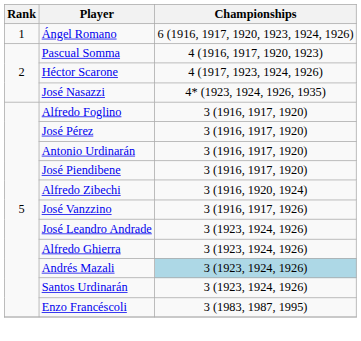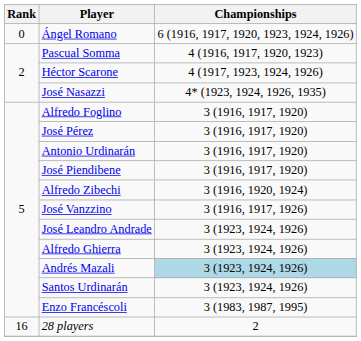(22, 33) 1 -> (22, 33) 0
+ row: (68, 326)
